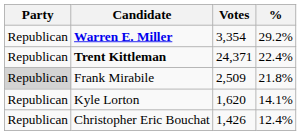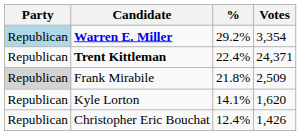columns swapped: (234, 15) <-> (276, 15)
(38, 36) no background -> (38, 36) lightblue background
